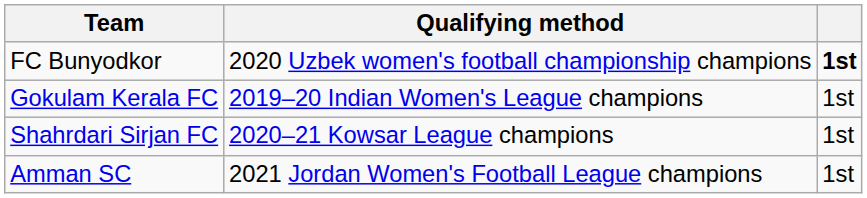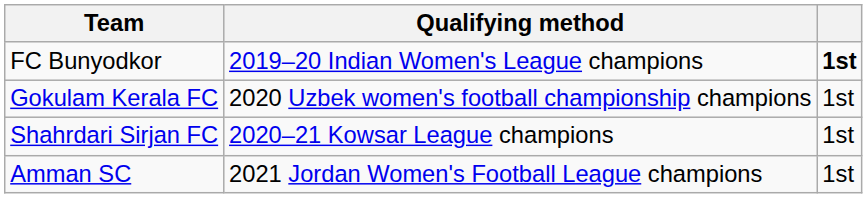(520, 60) 2020 Uzbek women's football championship champions -> (466, 60) 2019–20 Indian Women's League champions
(466, 98) 2019–20 Indian Women's League champions -> (520, 98) 2020 Uzbek women's football championship champions
